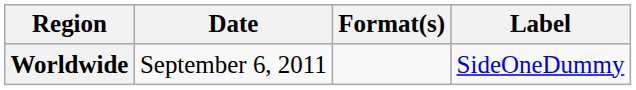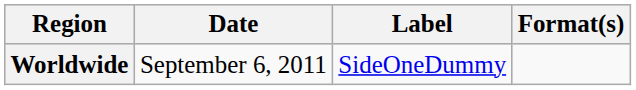columns swapped: (392, 24) <-> (540, 24)
